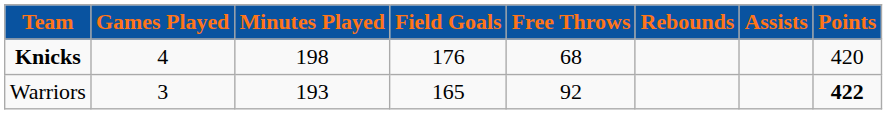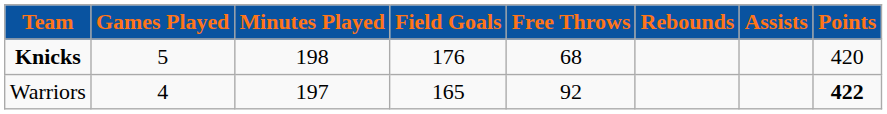(163, 56) 4 -> (163, 56) 5
(163, 91) 3 -> (163, 91) 4
(312, 91) 193 -> (312, 91) 197
